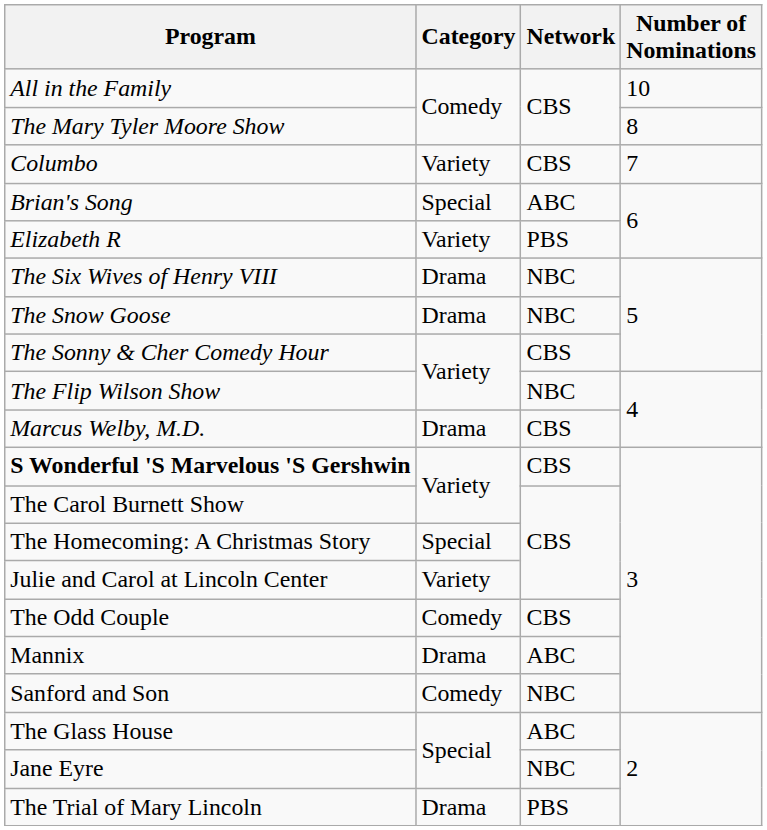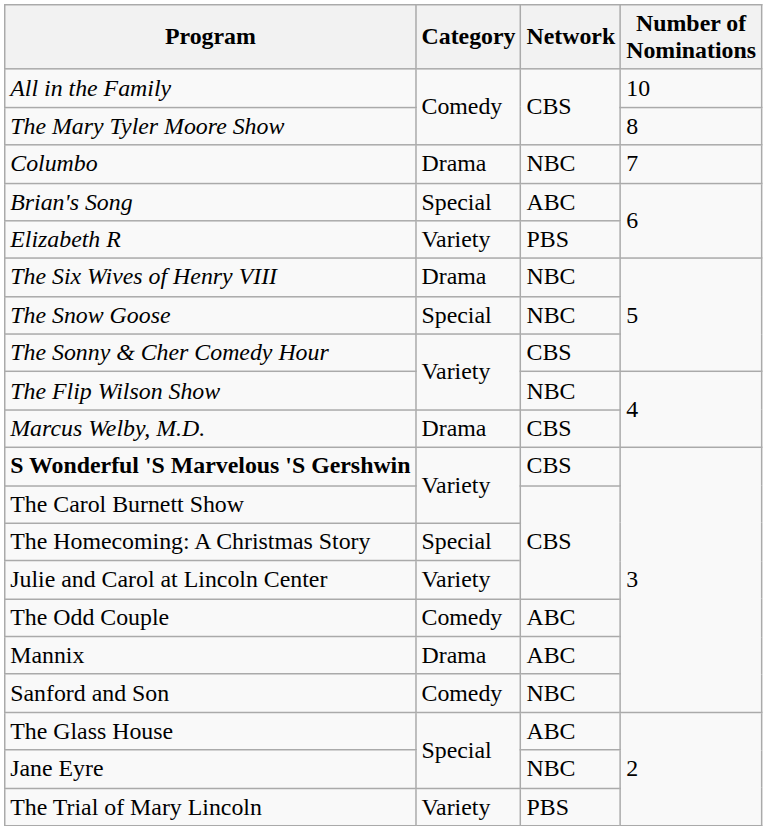(456, 163) Variety -> (454, 163) Drama
(549, 163) CBS -> (551, 163) NBC
(454, 314) Drama -> (457, 314) Special
(549, 617) CBS -> (551, 617) ABC
(454, 806) Drama -> (456, 806) Variety
